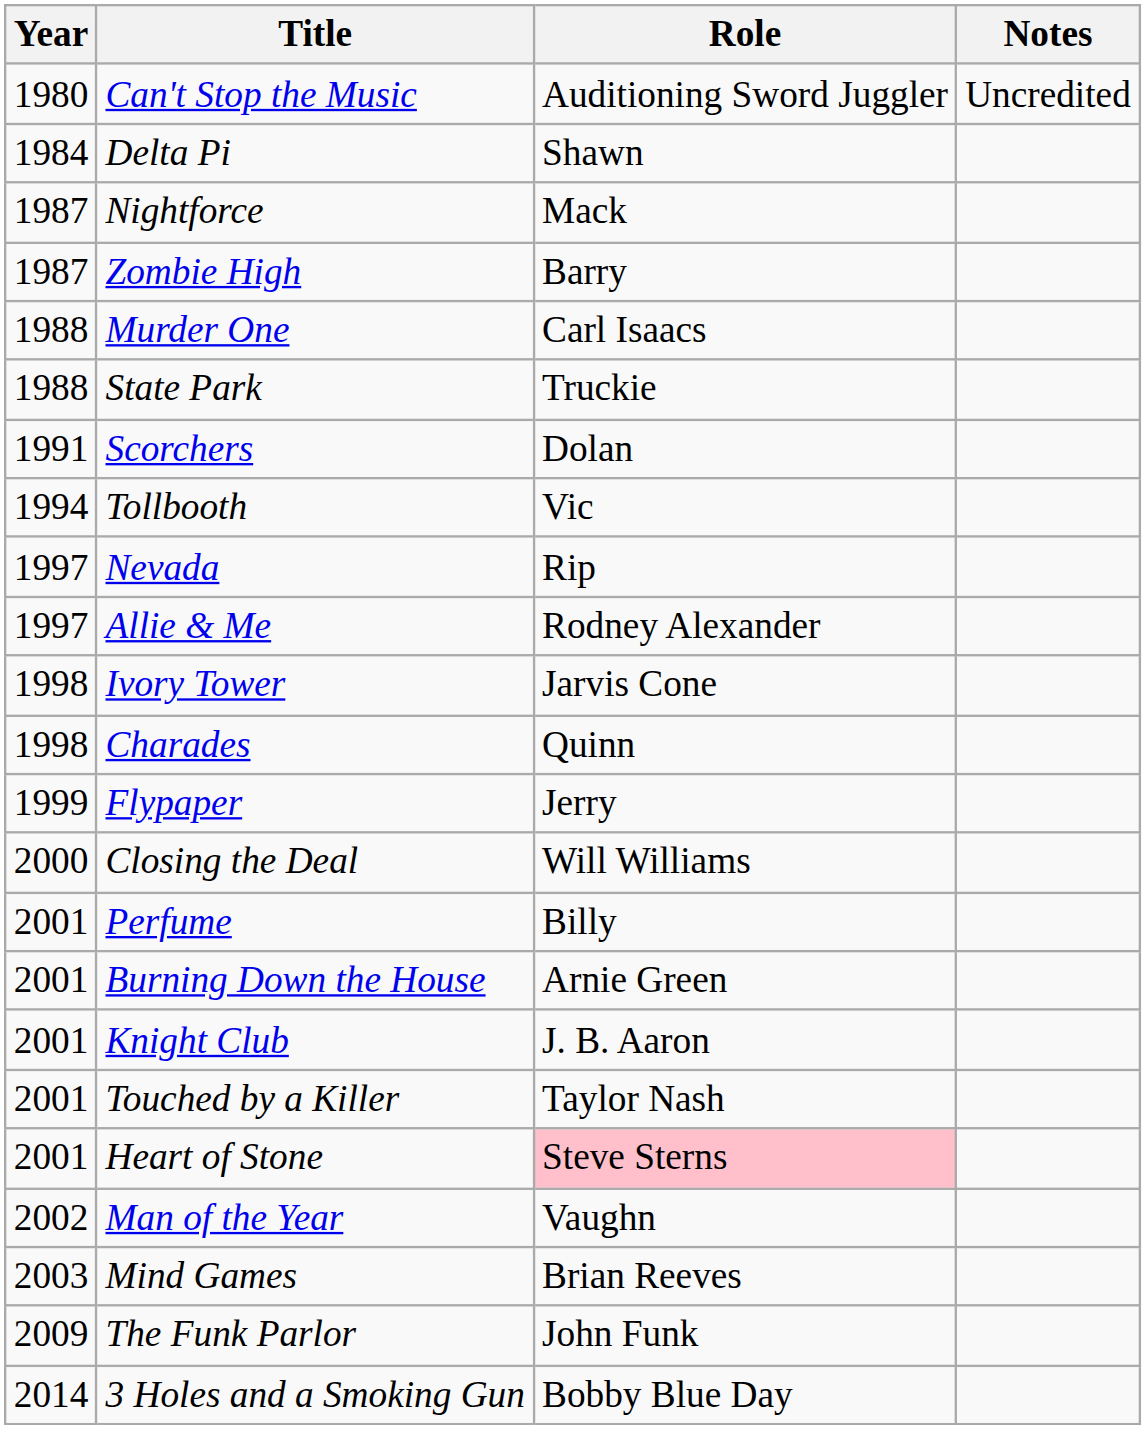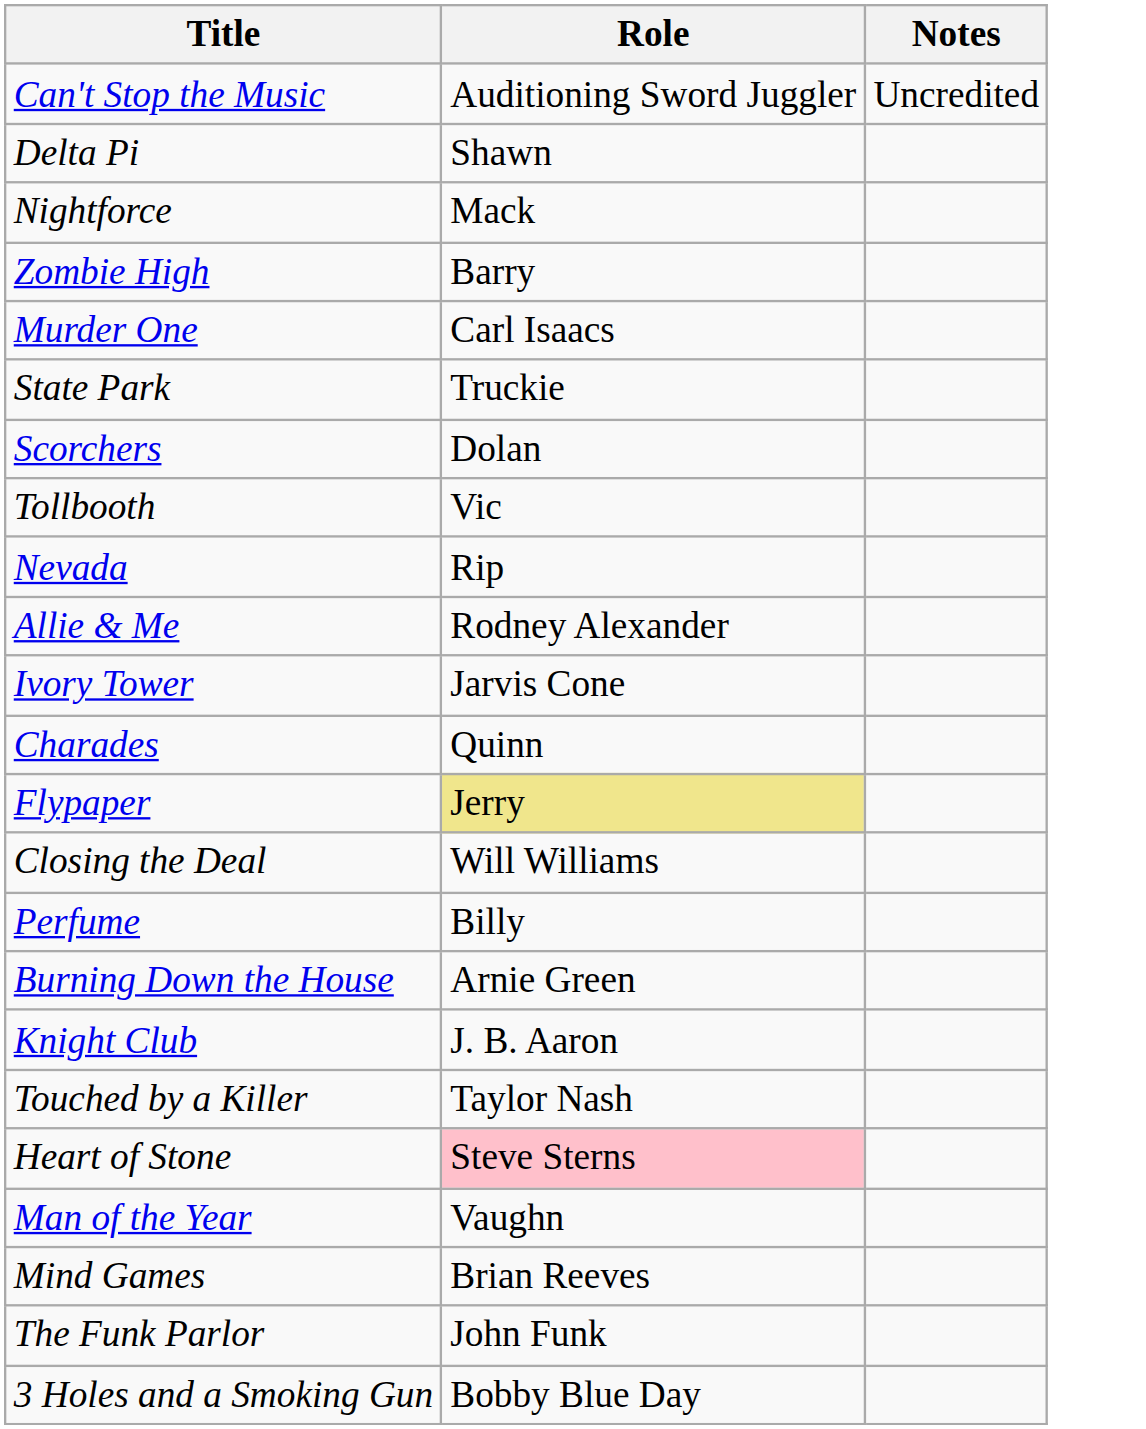- column: (51, 34)
(579, 802) no background -> (488, 802) khaki background
